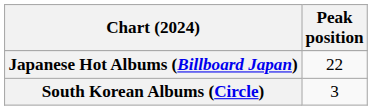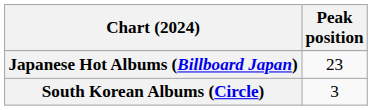(335, 64) 22 -> (335, 64) 23
